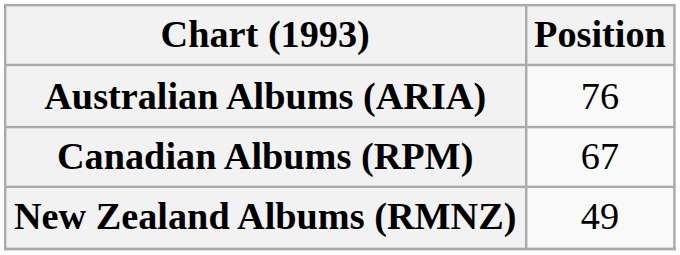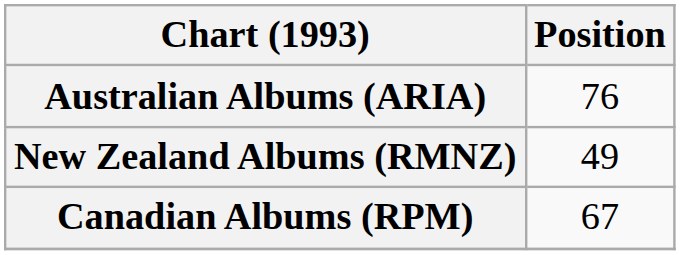rows swapped: (265, 156) <-> (265, 216)
